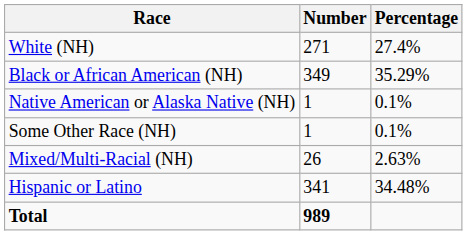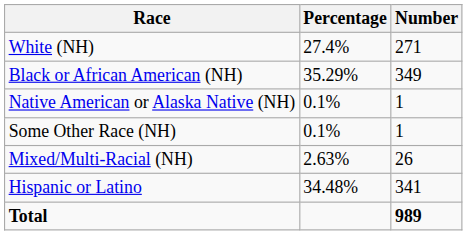columns swapped: (335, 18) <-> (416, 18)
